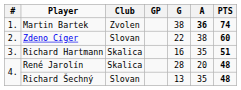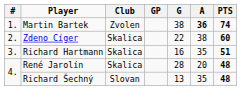(125, 38) Slovan -> (125, 38) Skalica
